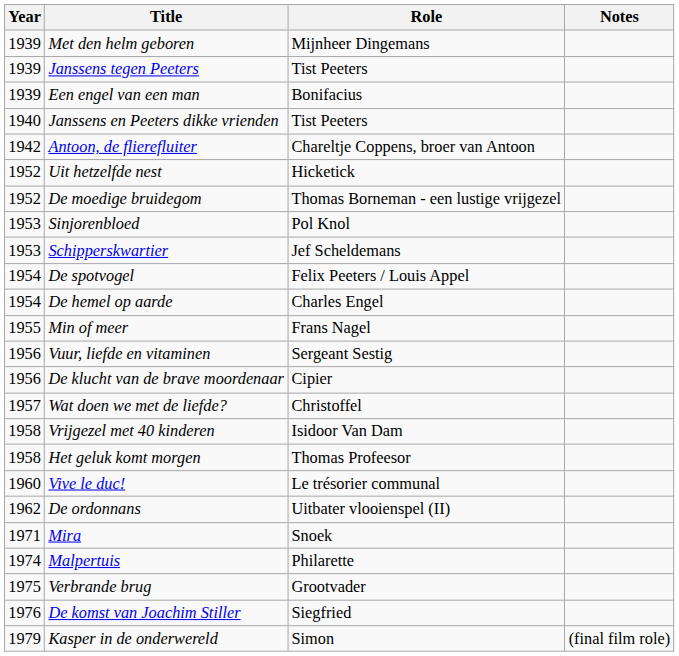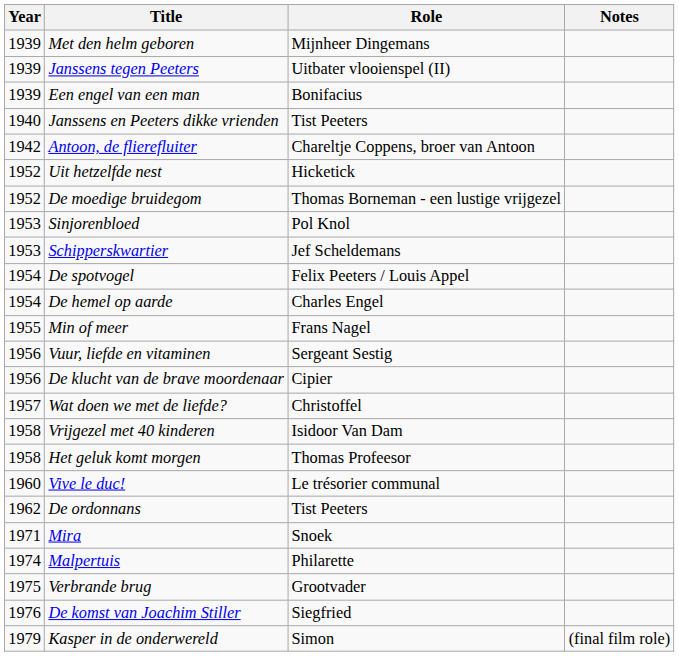(329, 69) Tist Peeters -> (371, 69) Uitbater vlooienspel (II)
(371, 509) Uitbater vlooienspel (II) -> (329, 509) Tist Peeters
